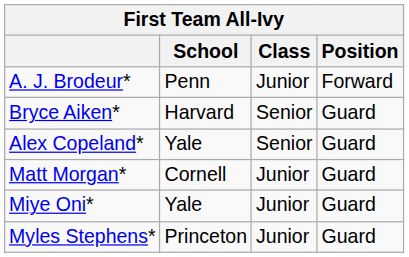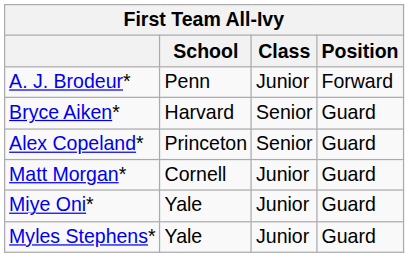(183, 143) Yale -> (206, 143) Princeton
(206, 236) Princeton -> (183, 236) Yale
